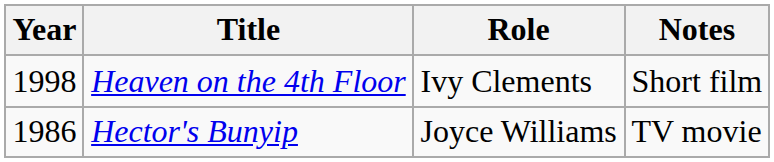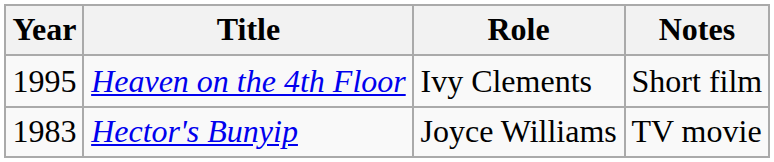(44, 80) 1998 -> (44, 80) 1995
(44, 131) 1986 -> (44, 131) 1983
